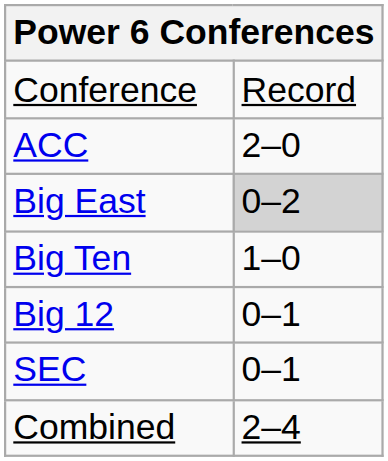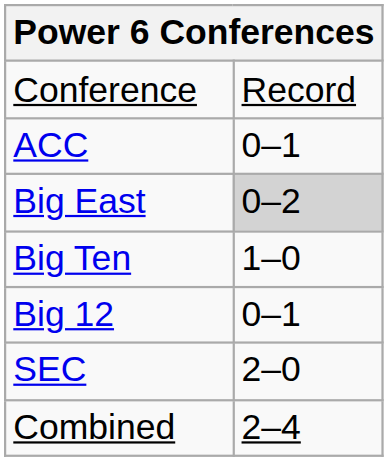(271, 145) 2–0 -> (271, 145) 0–1
(271, 370) 0–1 -> (271, 370) 2–0
